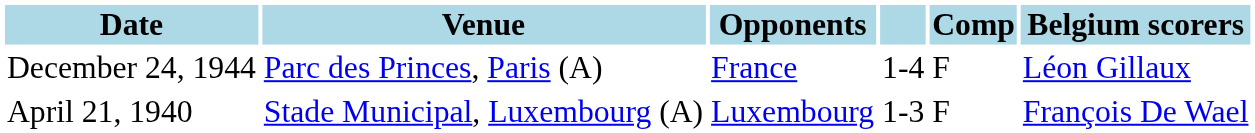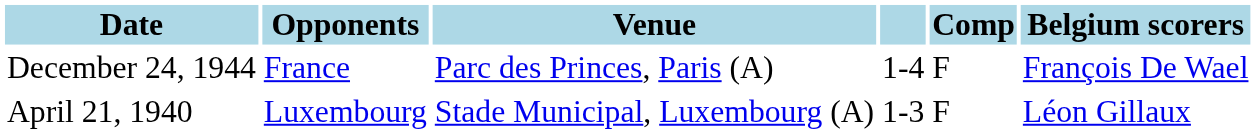columns swapped: (483, 24) <-> (793, 24)
(1107, 67) Léon Gillaux -> (1136, 67) François De Wael
(1136, 111) François De Wael -> (1107, 111) Léon Gillaux
